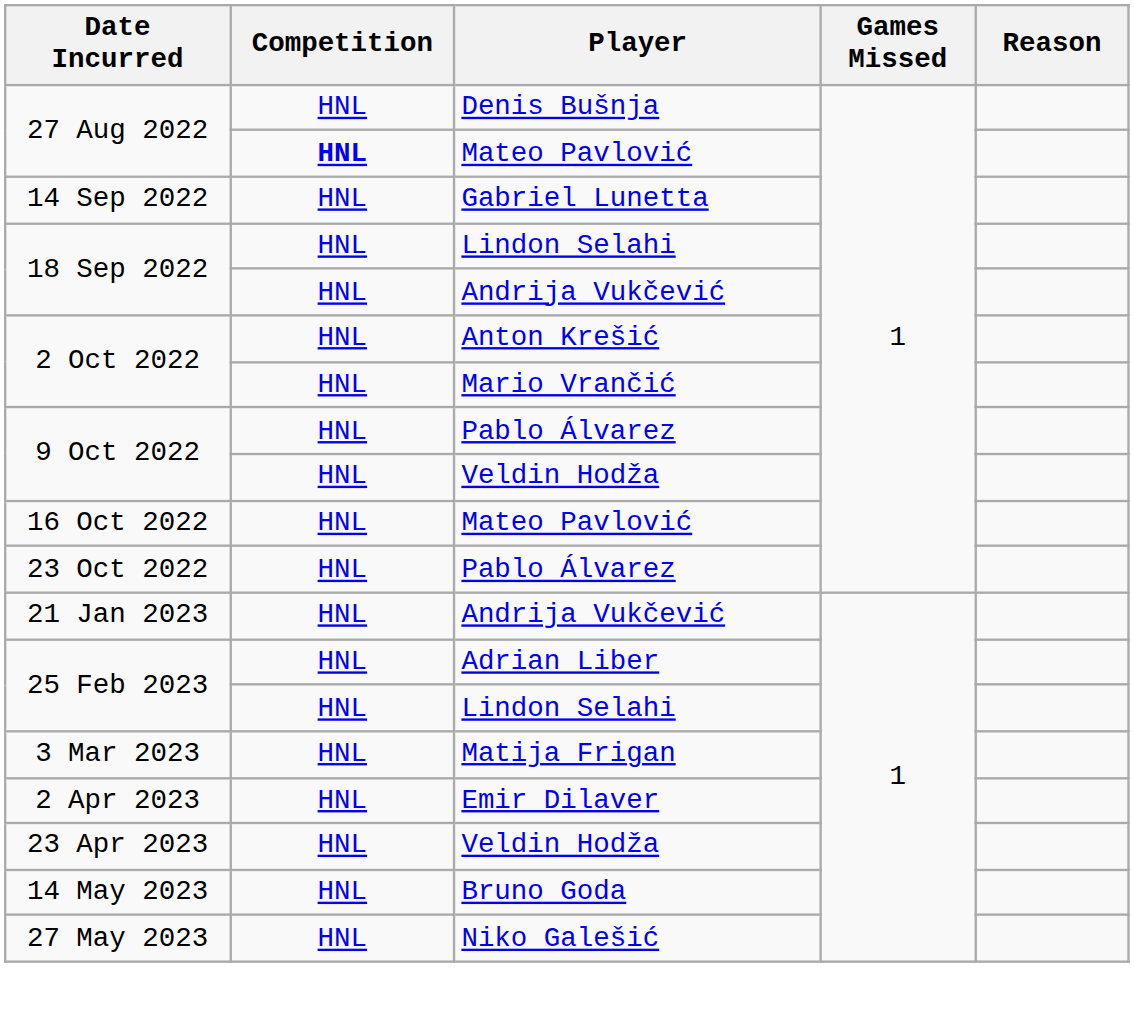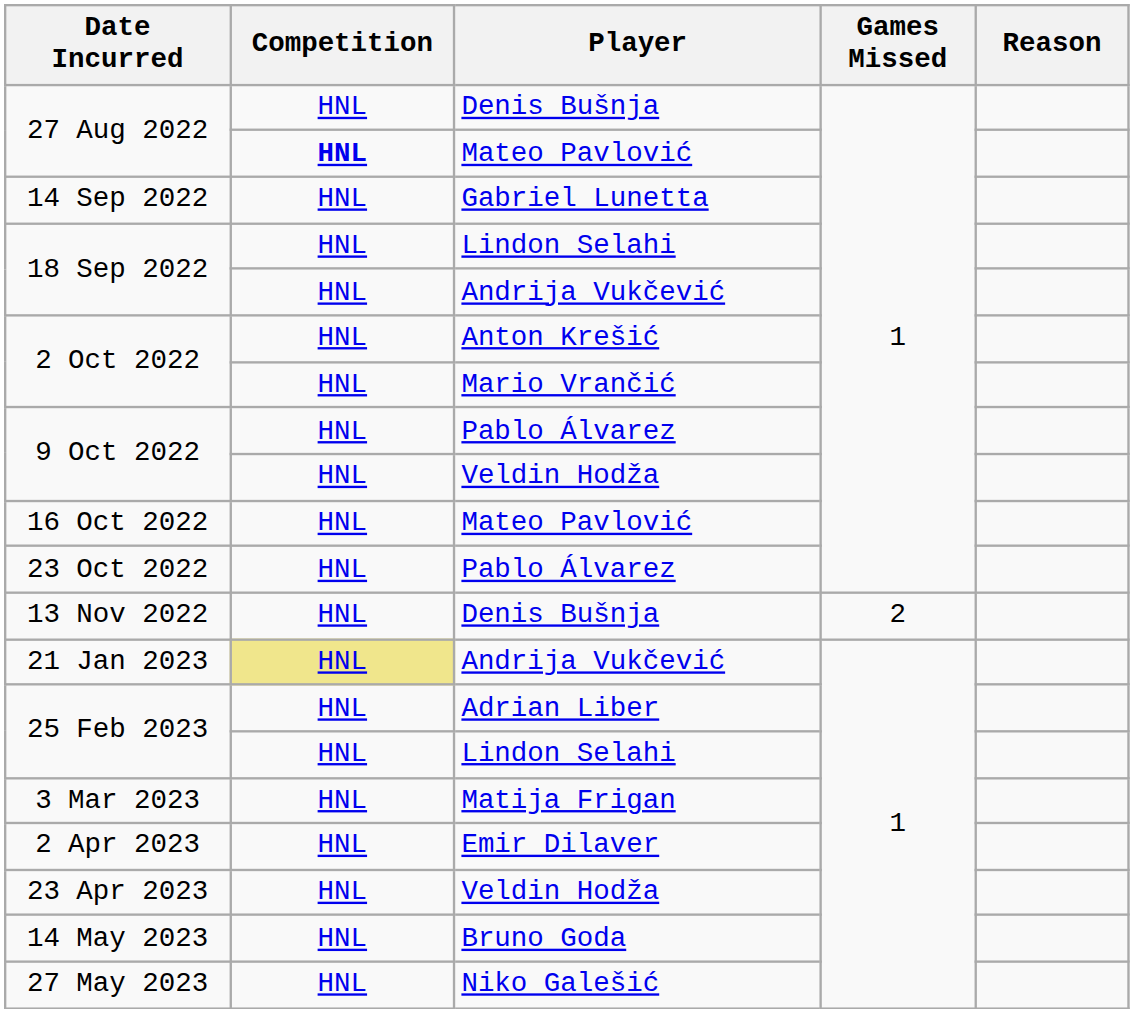+ row: (118, 615)
(342, 615) no background -> (342, 661) khaki background
